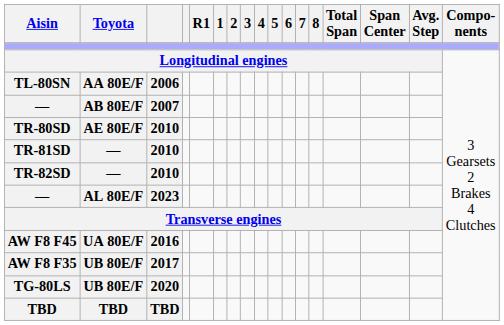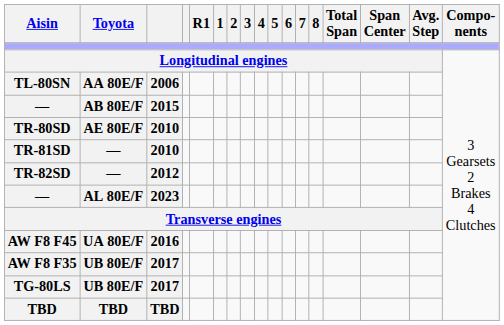(165, 106) 2007 -> (165, 106) 2015
(165, 173) 2010 -> (165, 173) 2012
(165, 286) 2020 -> (165, 286) 2017
